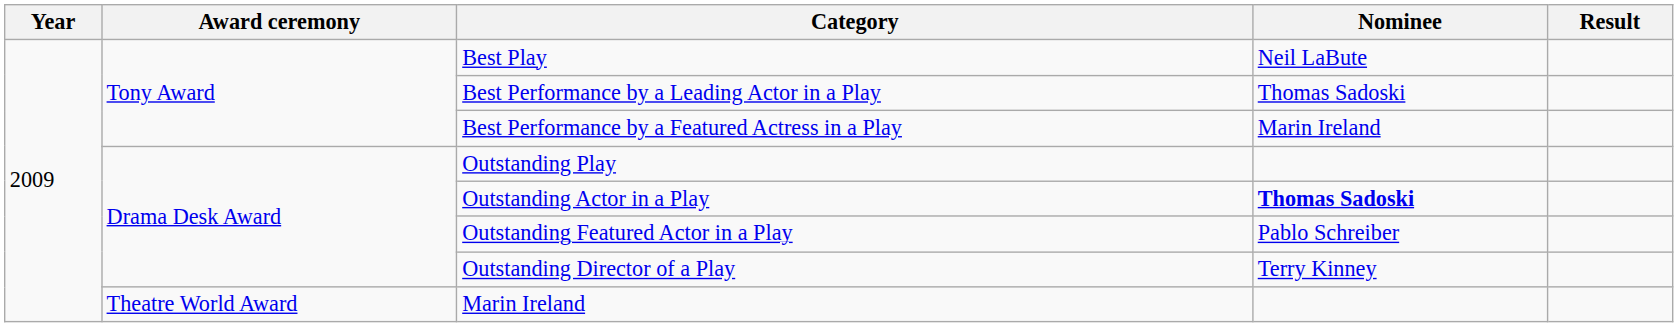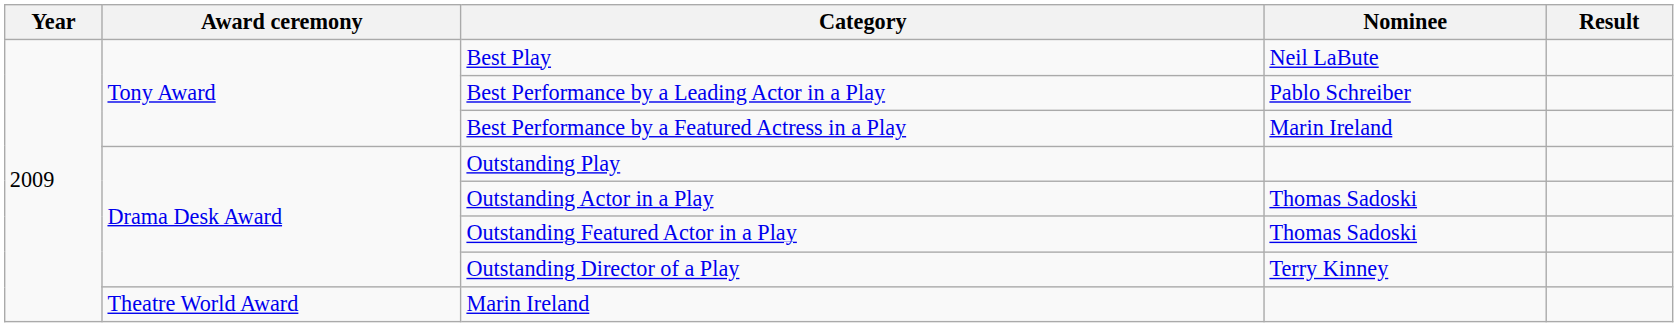(1332, 92) Thomas Sadoski -> (1340, 92) Pablo Schreiber
(1336, 198) bold -> (1343, 198) normal
(1328, 233) Pablo Schreiber -> (1343, 233) Thomas Sadoski
